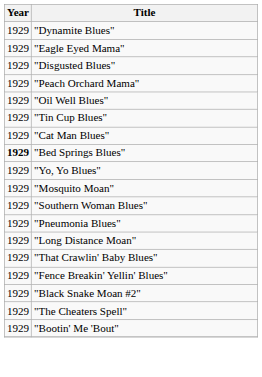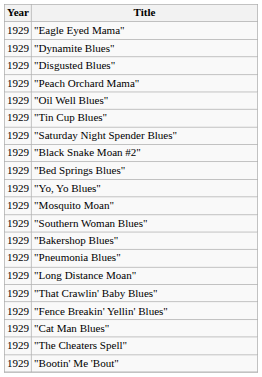rows swapped: (79, 48) <-> (74, 30)
+ row: (106, 135)
rows swapped: (87, 293) <-> (72, 135)
(18, 153) bold -> (18, 170) normal
+ row: (76, 240)
